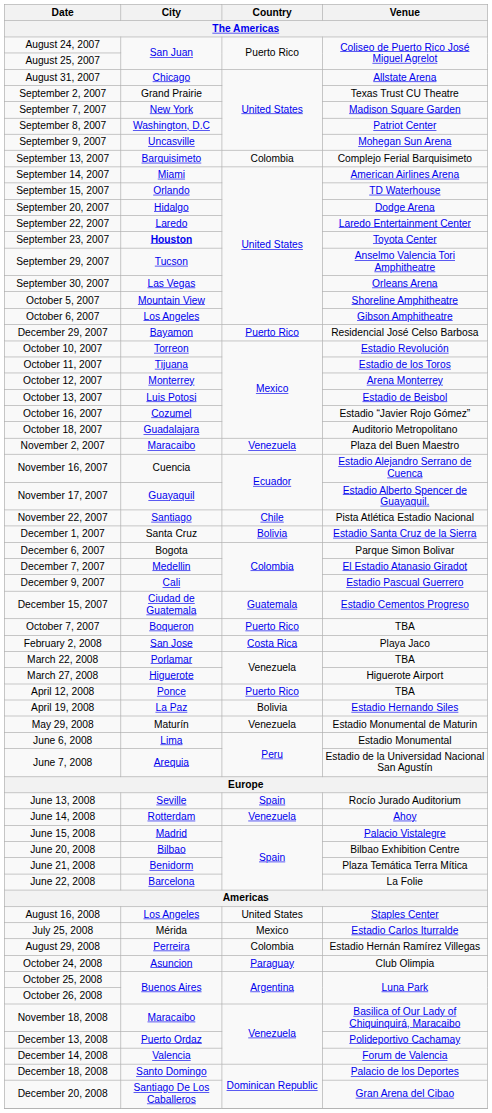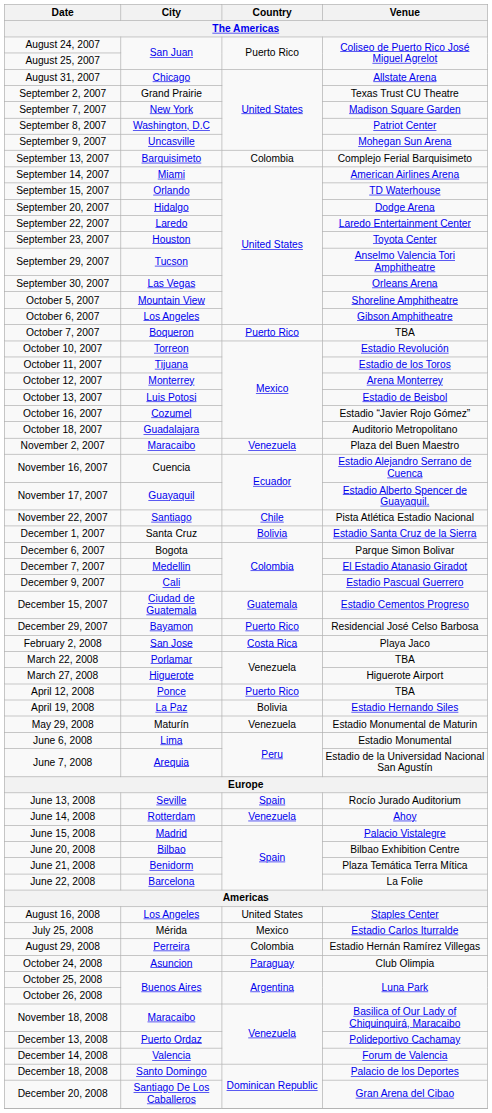(171, 239) bold -> (171, 239) normal
rows swapped: (63, 627) <-> (63, 332)
